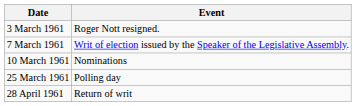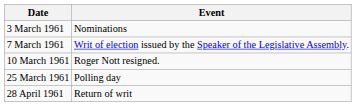(117, 28) Roger Nott resigned. -> (100, 28) Nominations
(100, 61) Nominations -> (117, 61) Roger Nott resigned.
